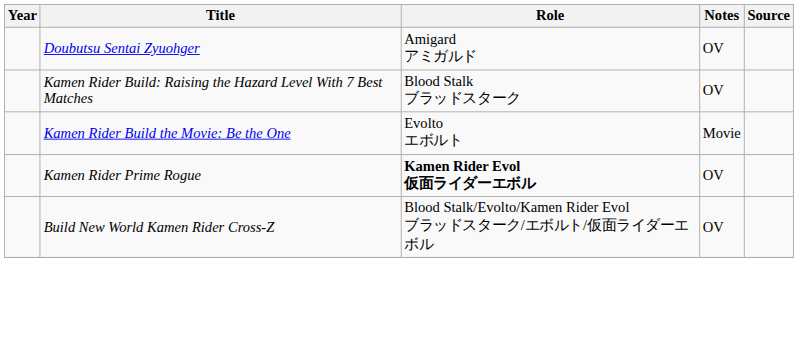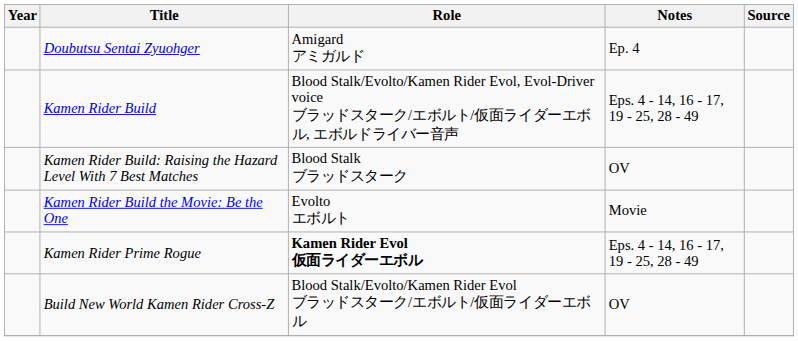(713, 48) OV -> (624, 48) Ep. 4
+ row: (100, 108)
(713, 175) OV -> (666, 252) Eps. 4 - 14, 16 - 17, 19 - 25, 28 - 49
